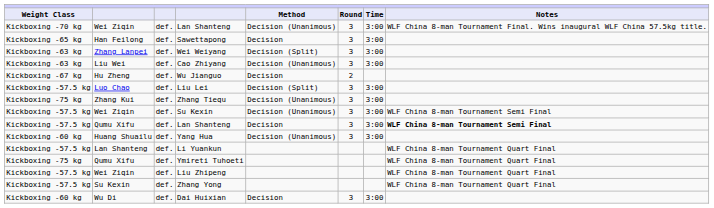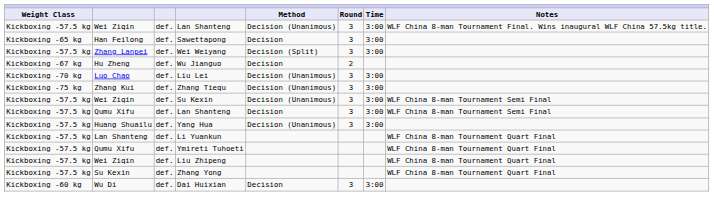(44, 27) Kickboxing -70 kg -> (48, 27) Kickboxing -57.5 kg
(44, 51) Kickboxing -63 kg -> (48, 51) Kickboxing -57.5 kg
- row: (110, 63)
(48, 88) Kickboxing -57.5 kg -> (44, 75) Kickboxing -70 kg
(283, 88) Decision (Split) -> (292, 75) Decision (Unanimous)
(469, 124) bold -> (469, 112) normal
(44, 136) Kickboxing -60 kg -> (48, 124) Kickboxing -57.5 kg
(44, 161) Kickboxing -75 kg -> (48, 148) Kickboxing -57.5 kg
